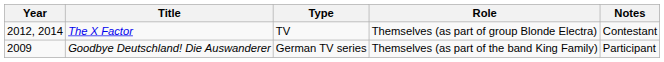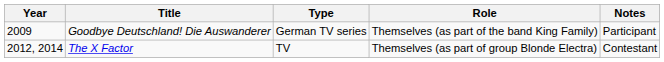rows swapped: (169, 48) <-> (101, 31)
